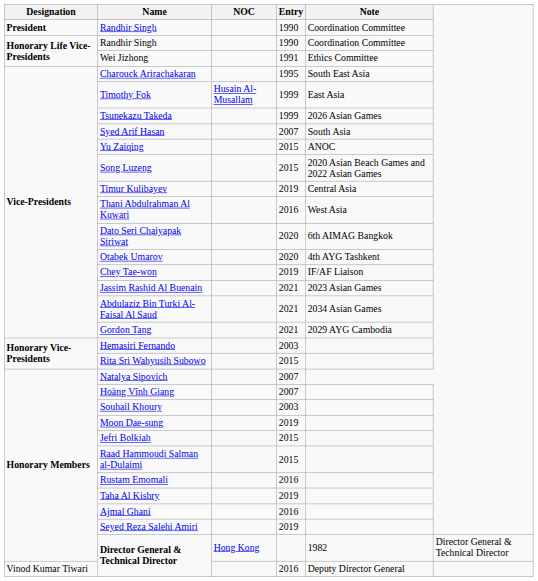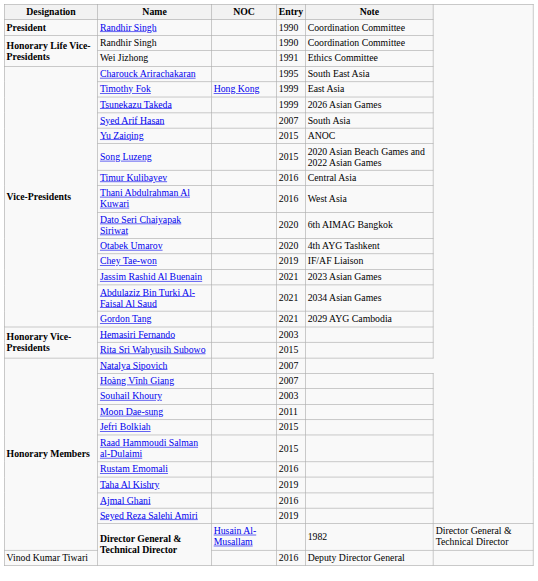(235, 95) Husain Al-Musallam -> (237, 89) Hong Kong
(289, 188) 2019 -> (289, 178) 2016
(289, 423) 2019 -> (288, 412) 2011
(237, 547) Hong Kong -> (235, 536) Husain Al-Musallam
